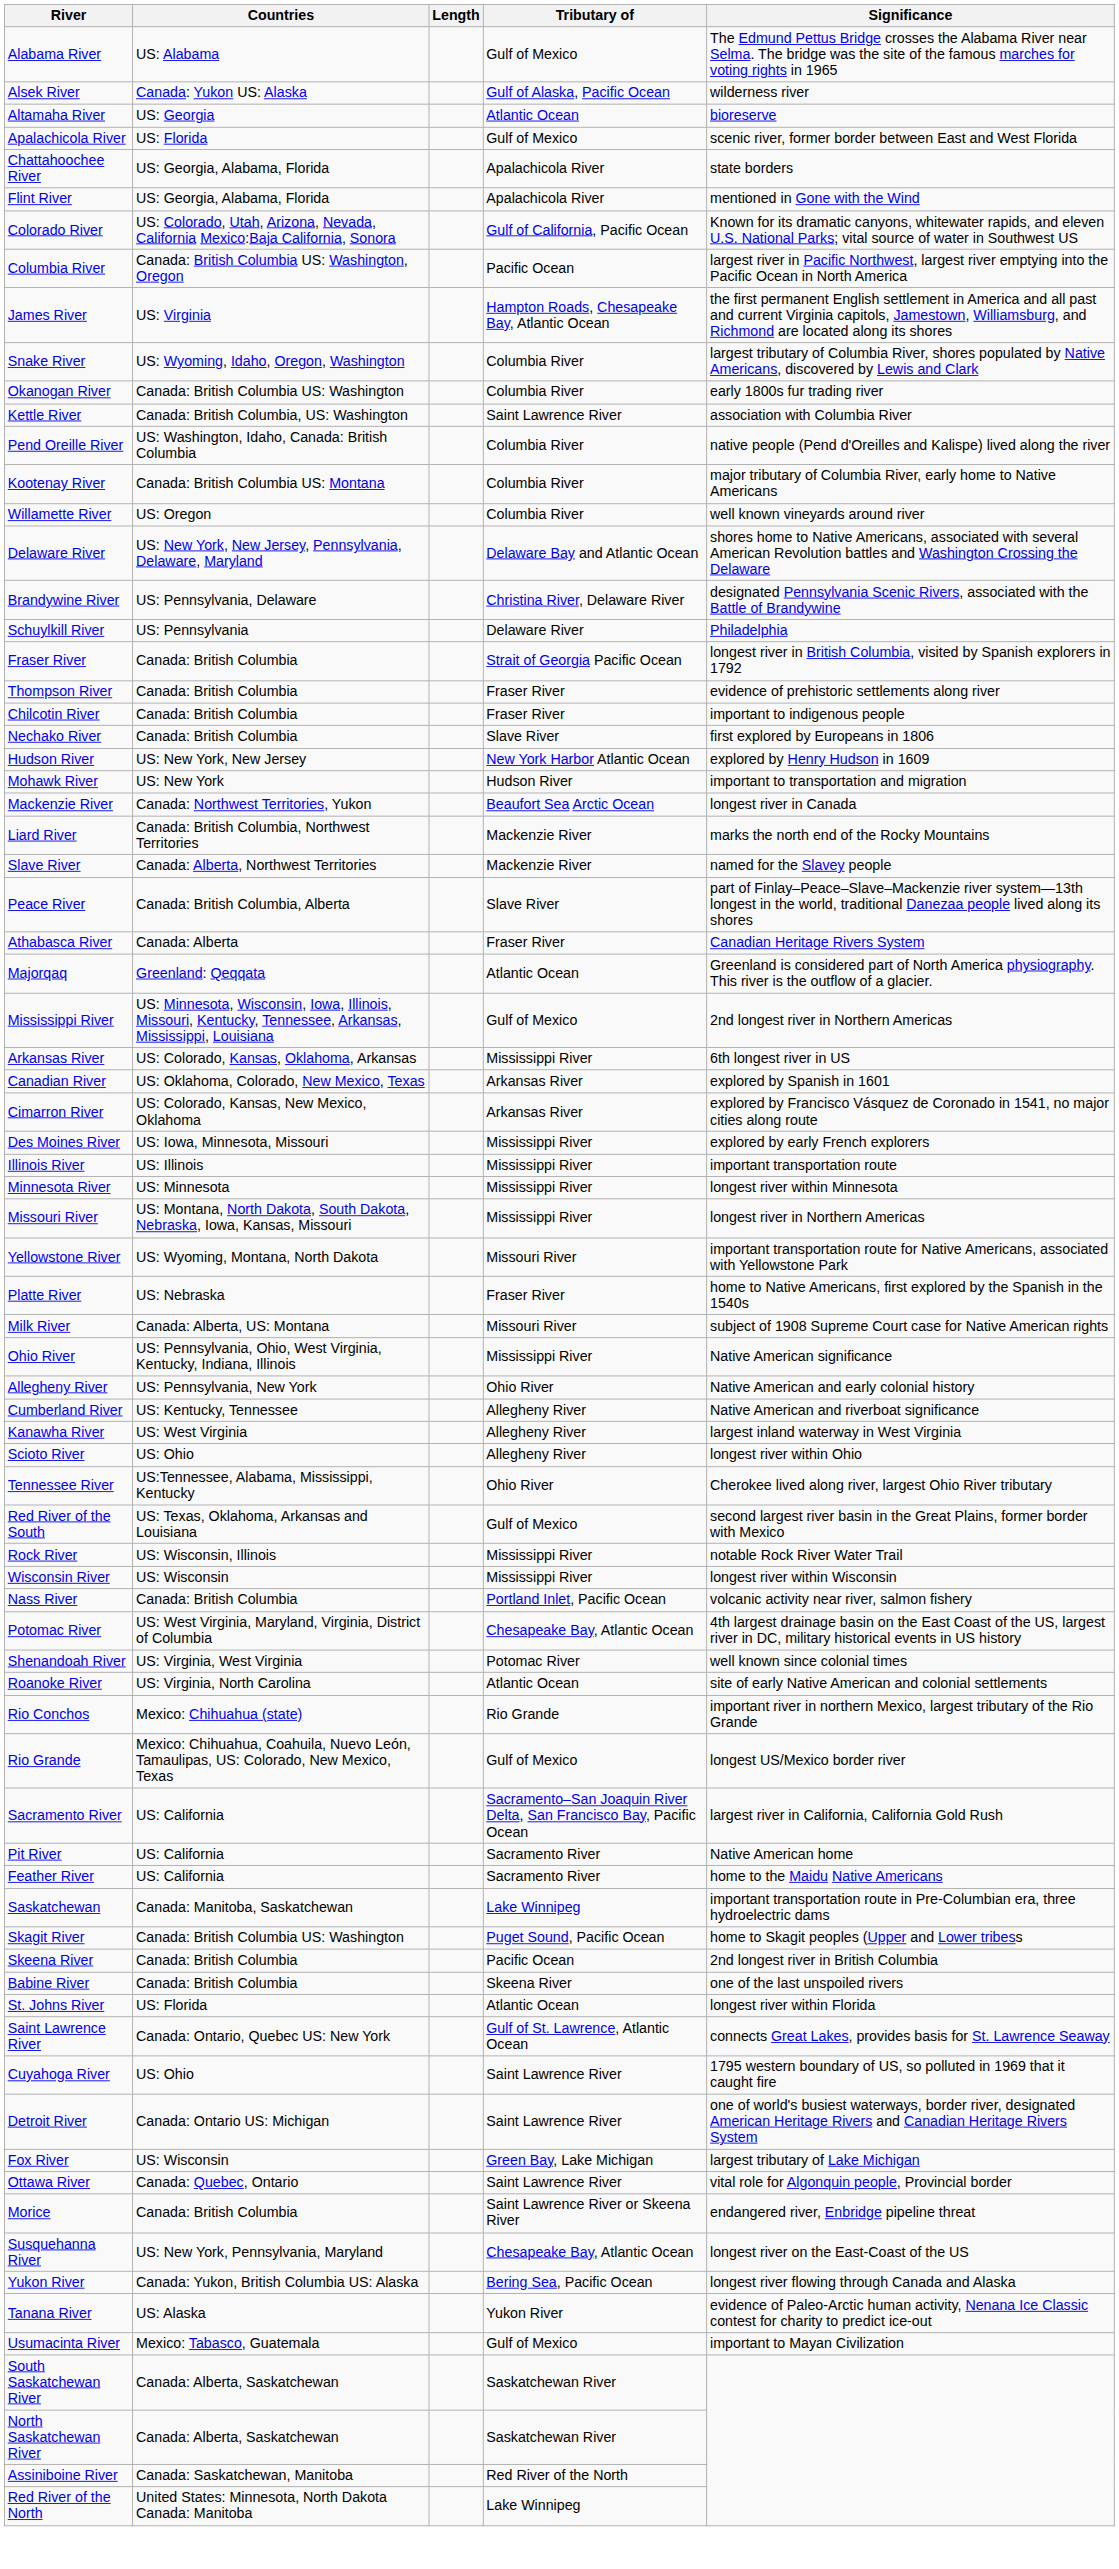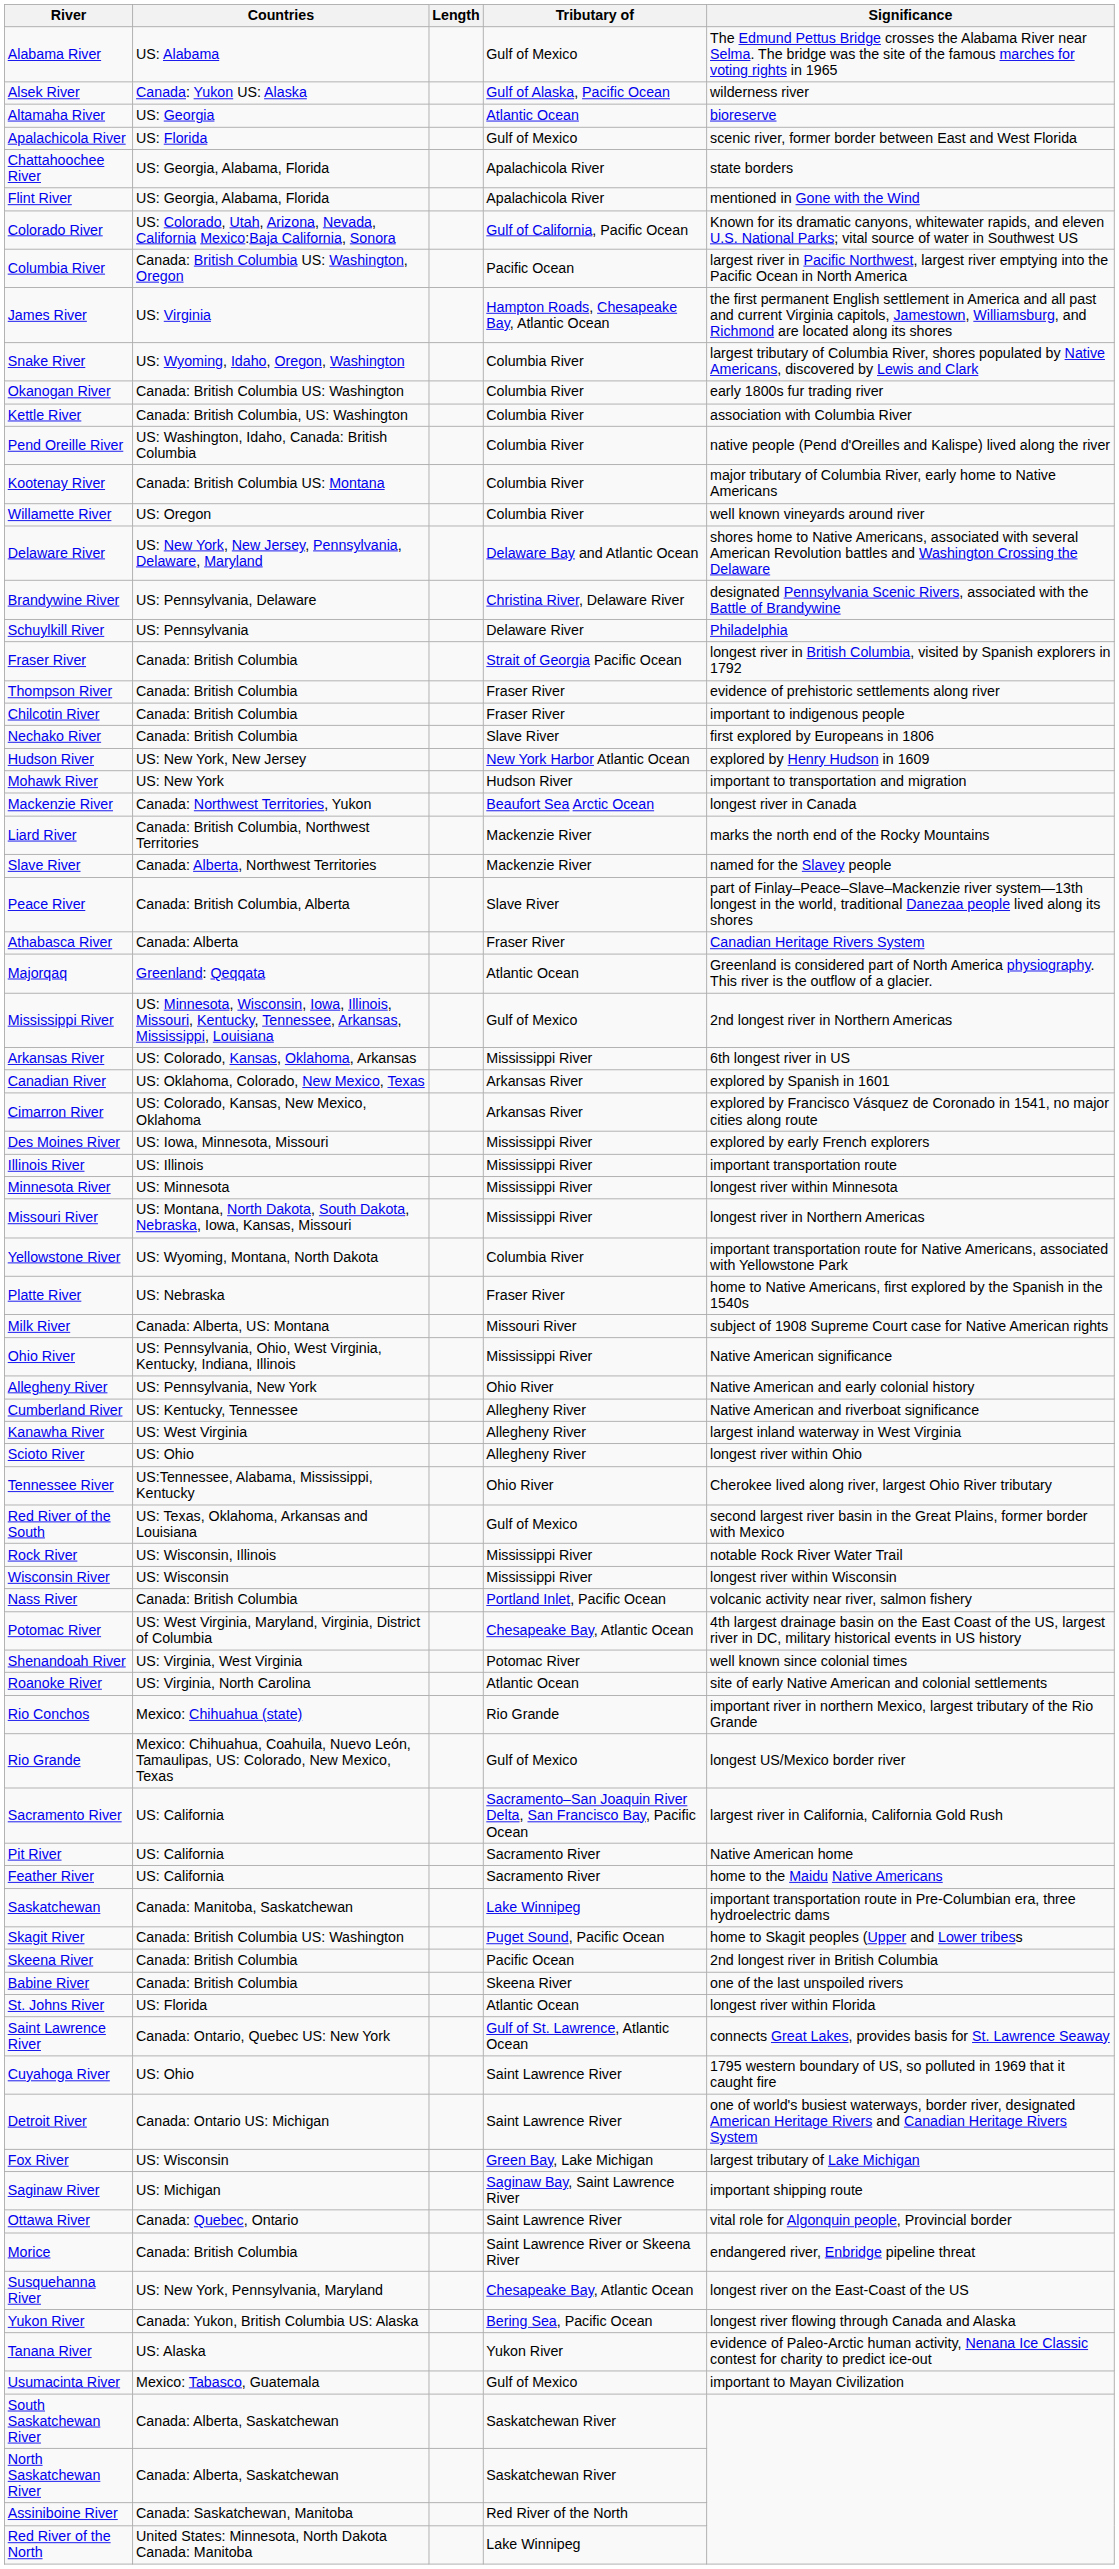(554, 414) Saint Lawrence River -> (535, 414) Columbia River
(531, 1257) Missouri River -> (535, 1257) Columbia River
+ row: (54, 2190)
